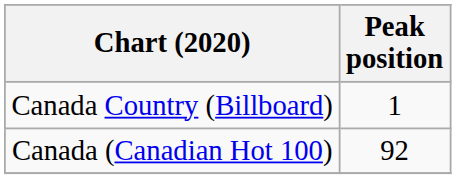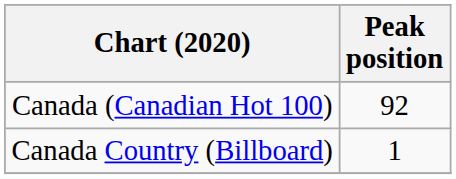rows swapped: (172, 150) <-> (172, 104)
